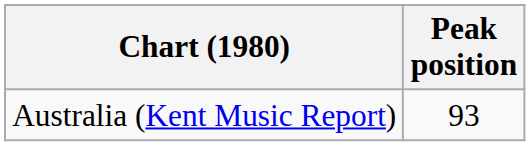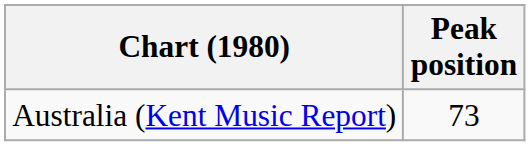(464, 114) 93 -> (464, 114) 73
